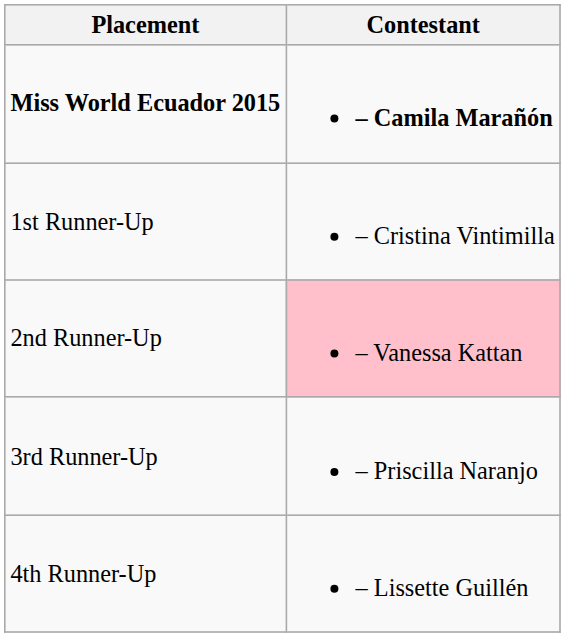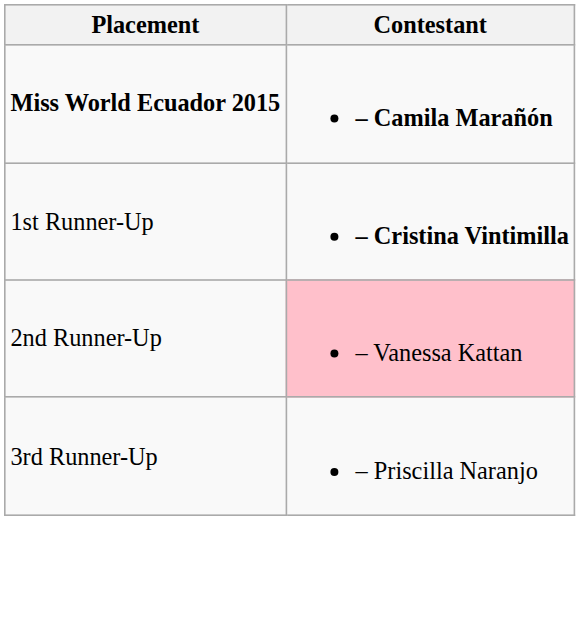(423, 236) normal -> (430, 236) bold
- row: (83, 573)
